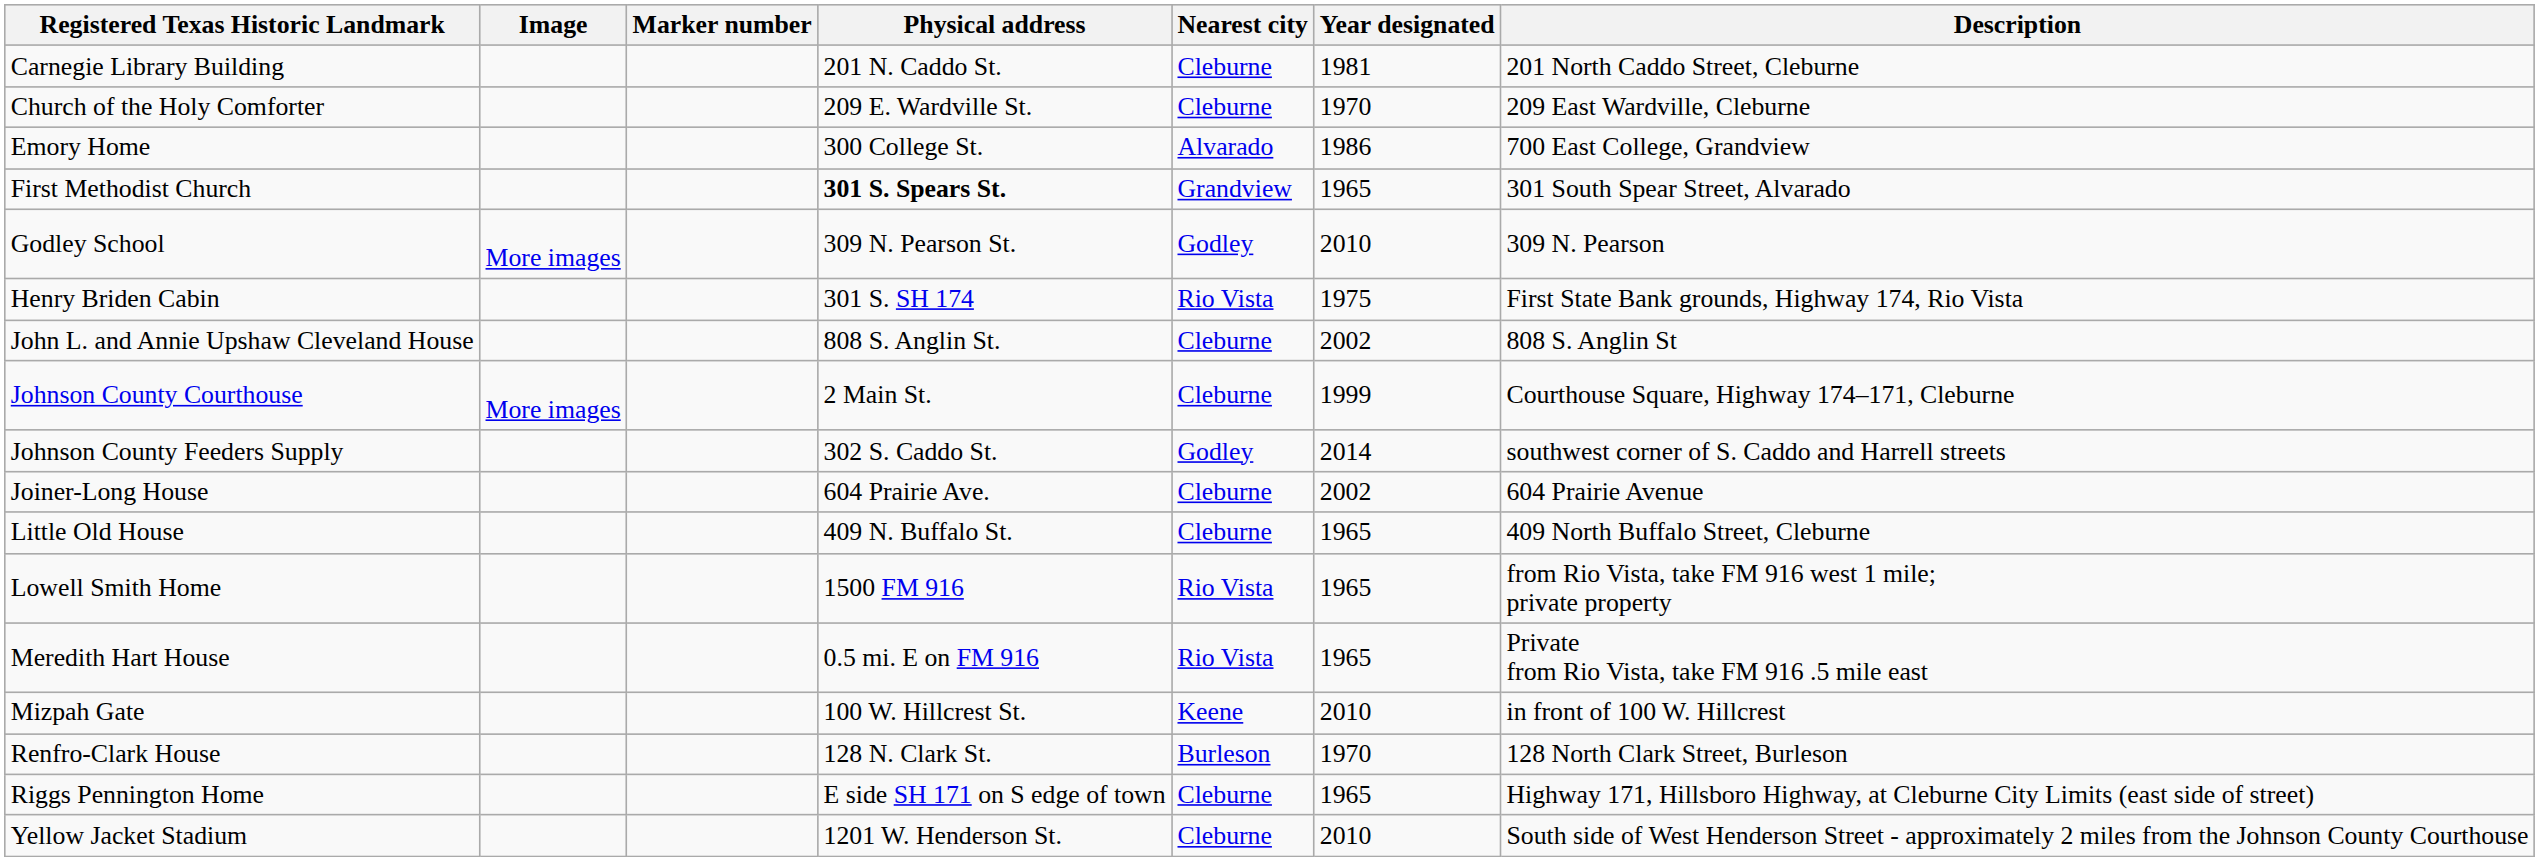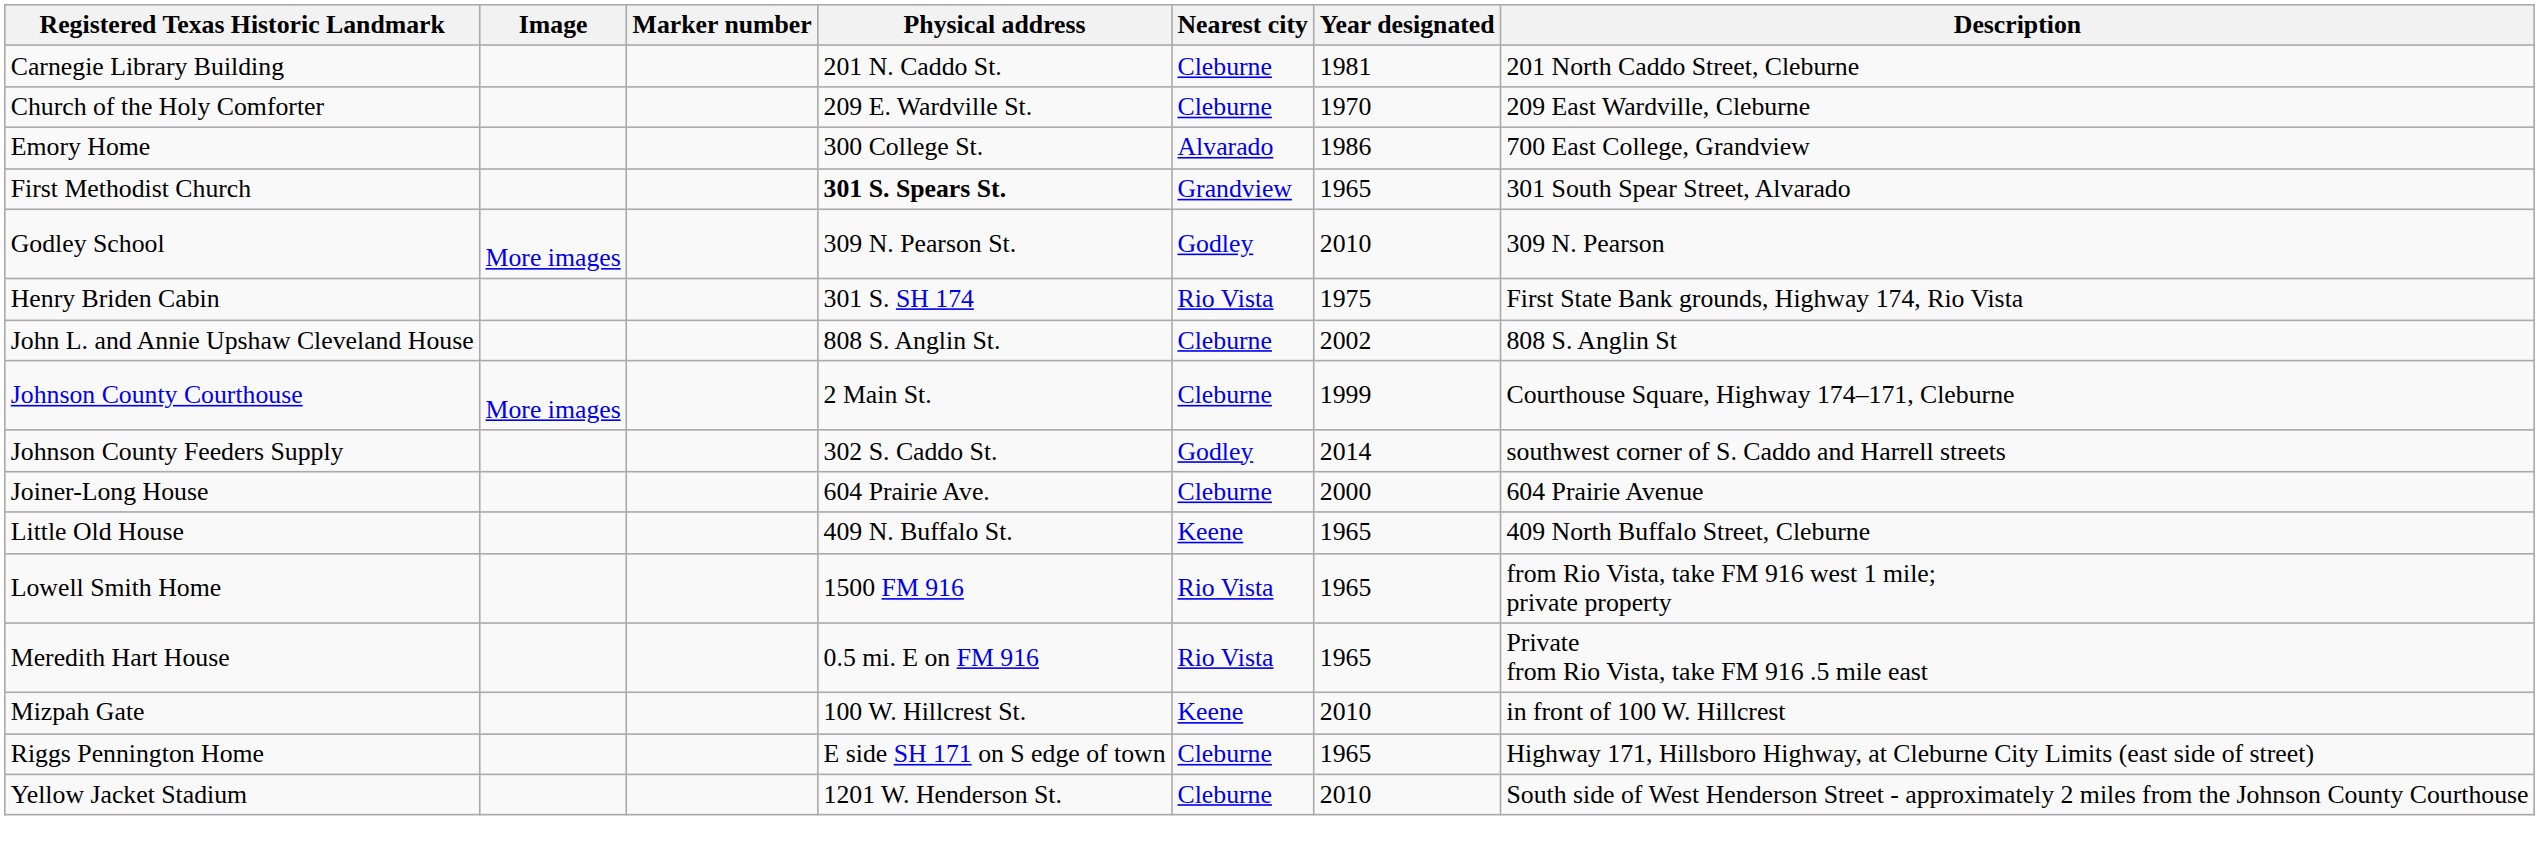(1346, 491) 2002 -> (1346, 491) 2000
(1225, 532) Cleburne -> (1210, 532) Keene
- row: (116, 753)
